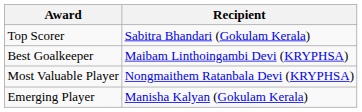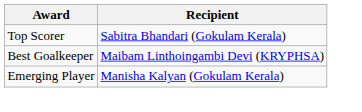- row: (63, 76)
